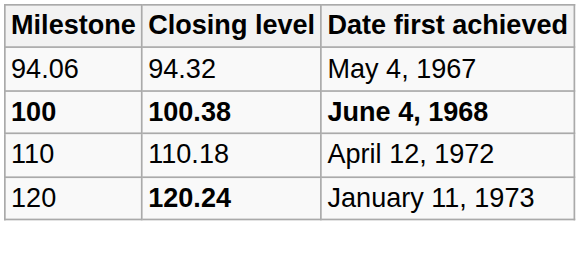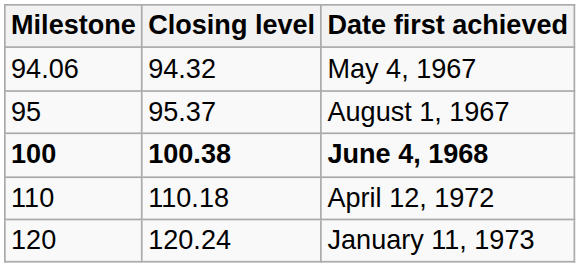+ row: (418, 111)
(190, 197) bold -> (190, 240) normal
